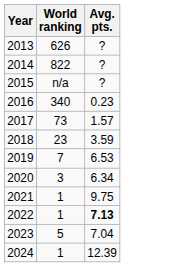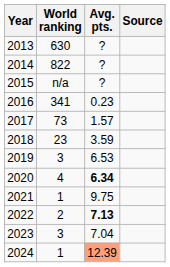+ column: (143, 21)
(60, 46) 626 -> (60, 46) 630
(60, 102) 340 -> (60, 102) 341
(60, 159) 7 -> (60, 159) 3
(60, 177) 3 -> (60, 177) 4
(102, 177) normal -> (102, 177) bold
(60, 215) 1 -> (60, 215) 2
(60, 234) 5 -> (60, 234) 3
(102, 252) no background -> (102, 252) lightsalmon background
